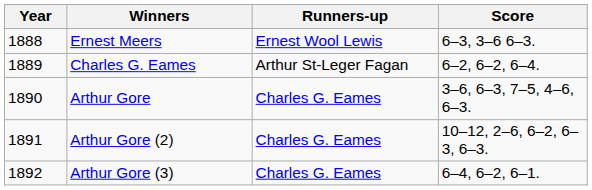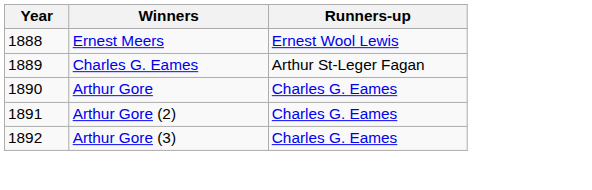- column: (513, 16)
